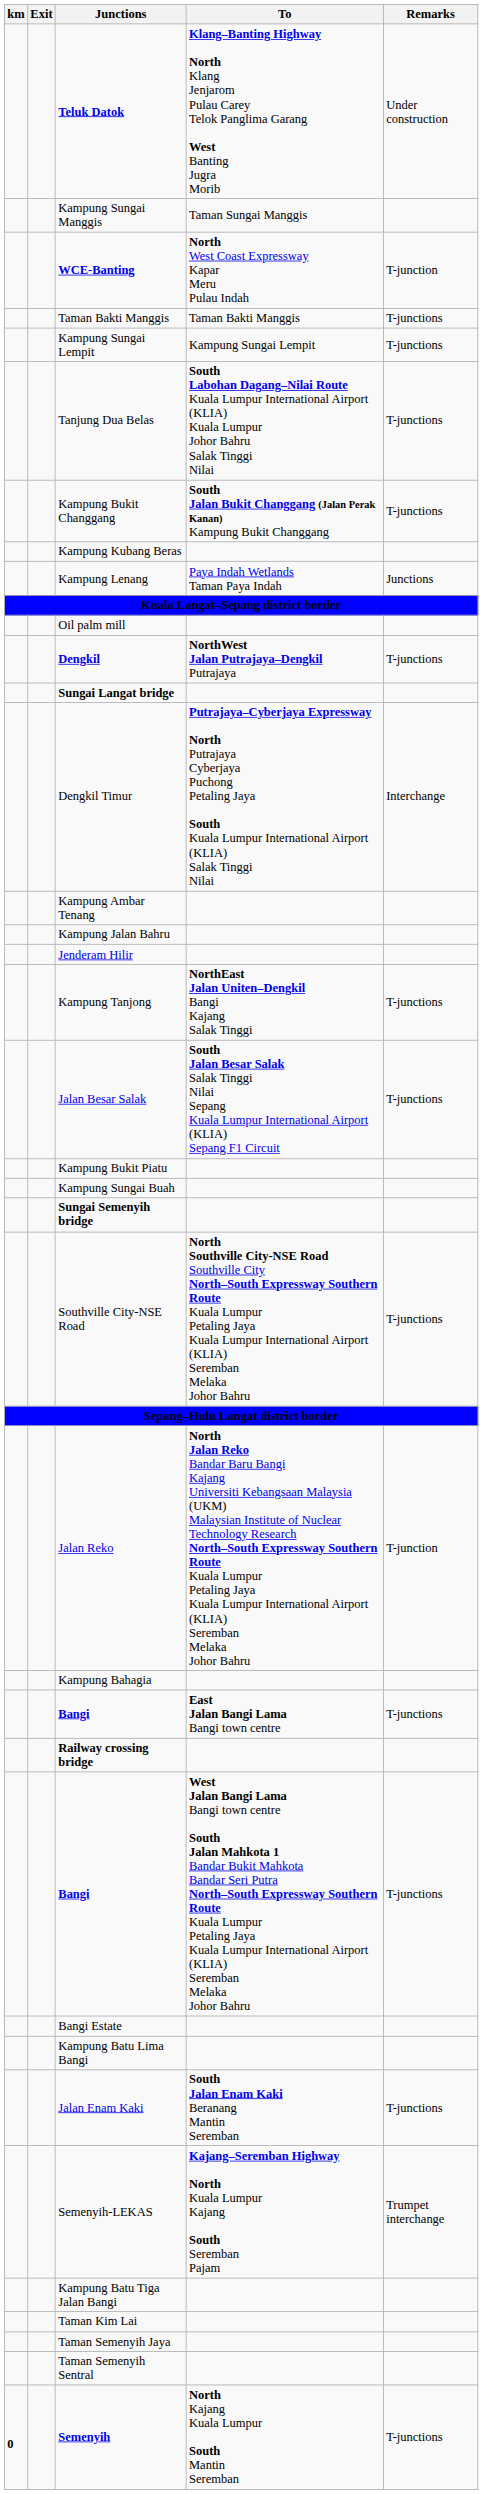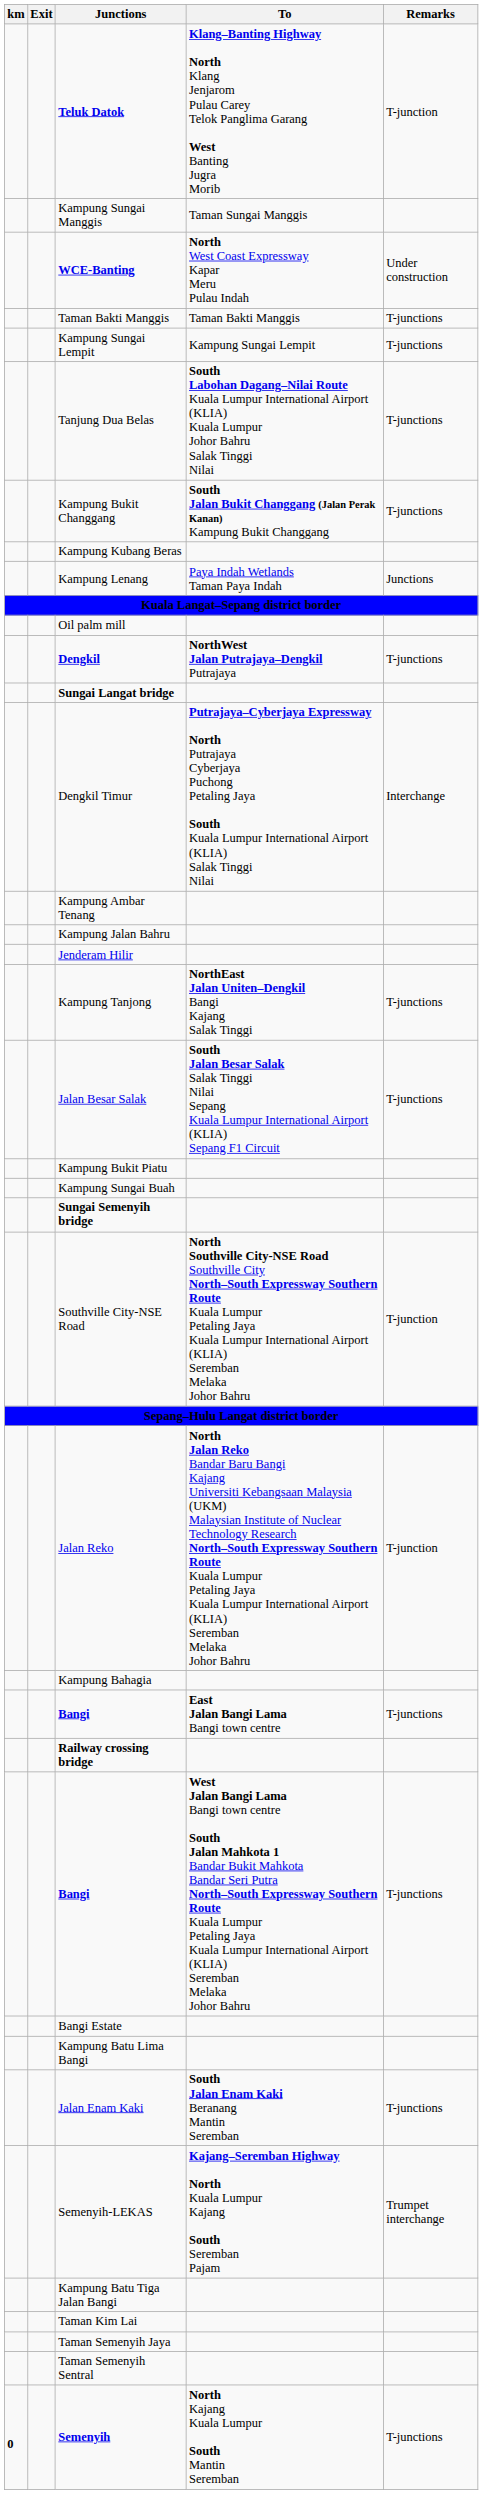(417, 111) Under construction -> (412, 111) T-junction
(412, 270) T-junction -> (417, 270) Under construction
(414, 1319) T-junctions -> (412, 1319) T-junction
